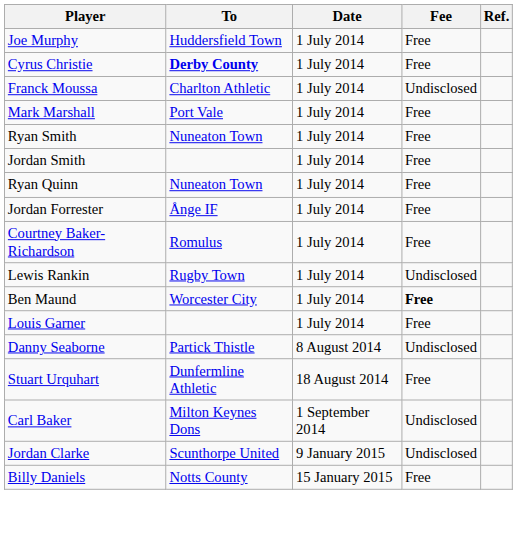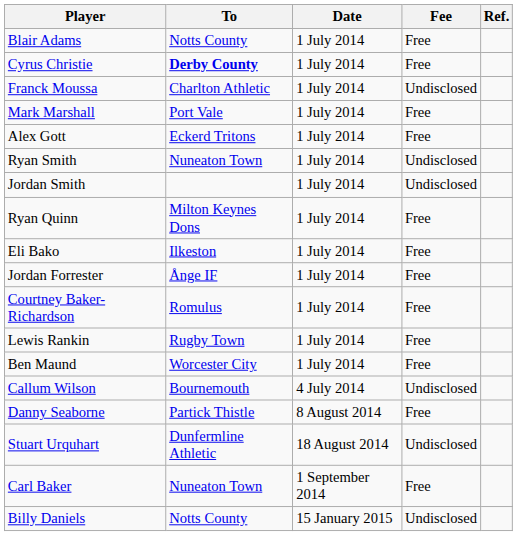- row: (43, 40)
+ row: (45, 40)
+ row: (37, 137)
(418, 137) Free -> (441, 161) Undisclosed
(418, 161) Free -> (441, 185) Undisclosed
(216, 185) Nuneaton Town -> (213, 217) Milton Keynes Dons
+ row: (34, 250)
(441, 274) Undisclosed -> (418, 339) Free
(419, 298) bold -> (418, 364) normal
- row: (47, 322)
+ row: (52, 388)
(441, 346) Undisclosed -> (418, 412) Free
(418, 379) Free -> (441, 444) Undisclosed
(213, 420) Milton Keynes Dons -> (216, 486) Nuneaton Town
(441, 420) Undisclosed -> (418, 486) Free
- row: (49, 453)
(418, 477) Free -> (441, 518) Undisclosed
